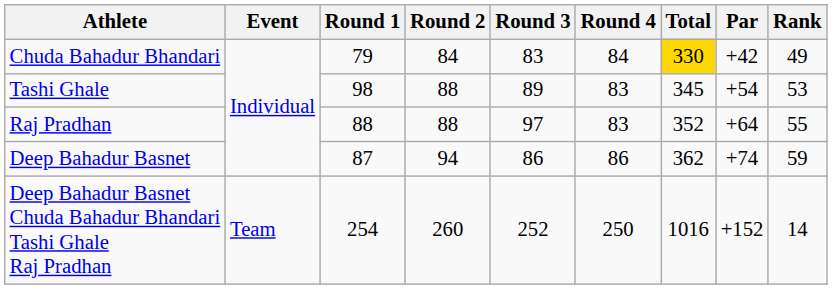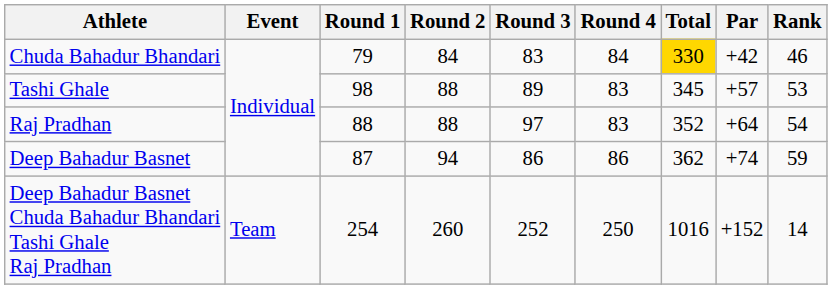(797, 56) 49 -> (797, 56) 46
(742, 90) +54 -> (742, 90) +57
(797, 124) 55 -> (797, 124) 54
